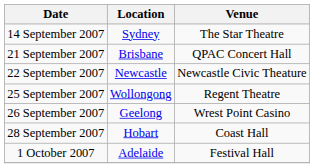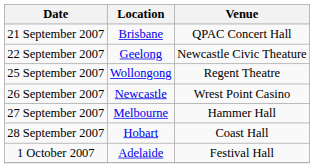- row: (56, 34)
(141, 73) Newcastle -> (141, 53) Geelong
(141, 113) Geelong -> (141, 93) Newcastle
+ row: (56, 113)
